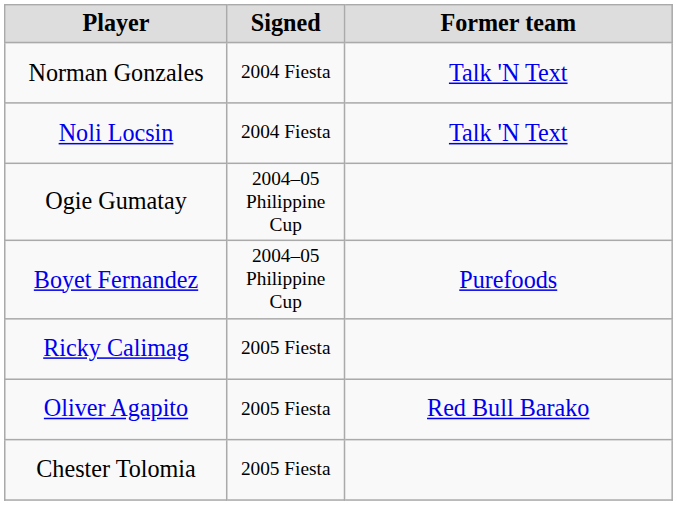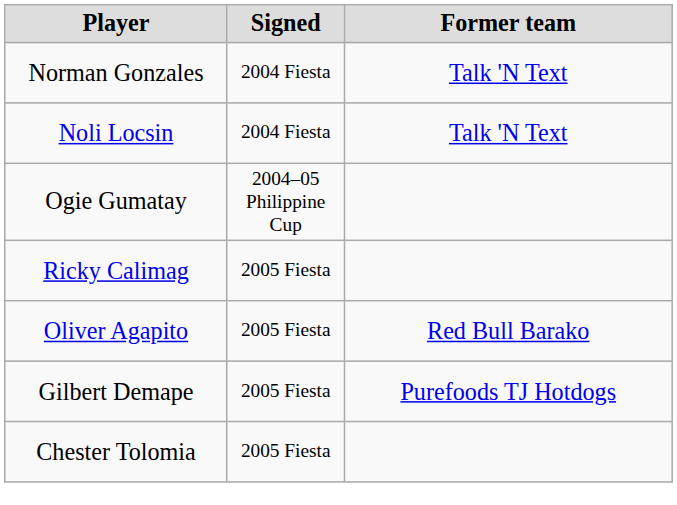- row: (116, 279)
+ row: (116, 391)
